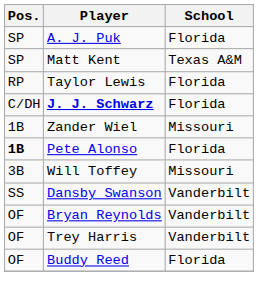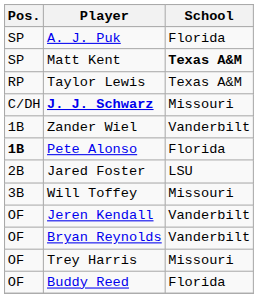(205, 60) normal -> (205, 60) bold
(197, 82) Florida -> (205, 82) Texas A&M
(197, 105) Florida -> (201, 105) Missouri
(201, 127) Missouri -> (209, 127) Vanderbilt
+ row: (96, 171)
- row: (104, 194)
+ row: (100, 216)
(209, 238) Vanderbilt -> (201, 260) Missouri
